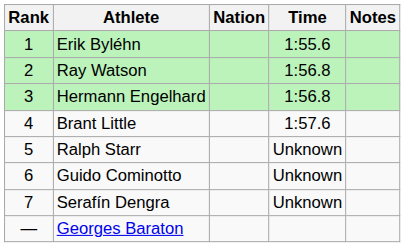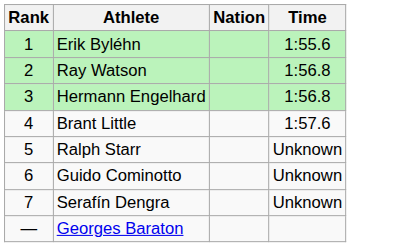- column: (373, 17)
